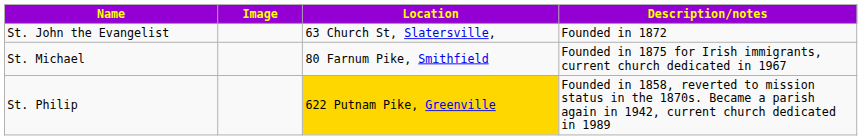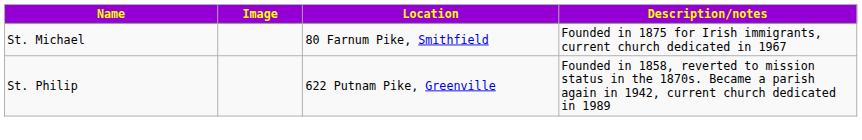- row: (88, 33)
(401, 105) gold background -> (401, 86) no background
